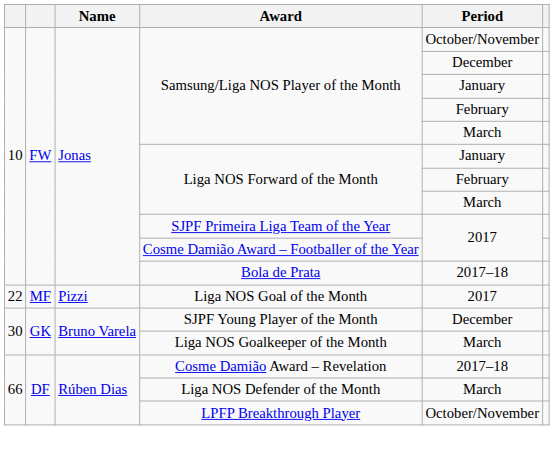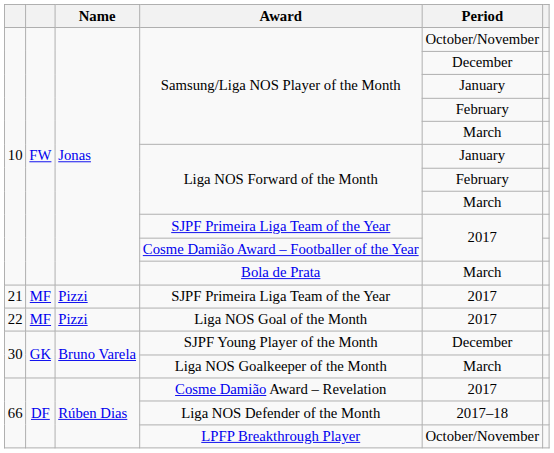(482, 272) 2017–18 -> (482, 272) March
+ row: (15, 296)
(482, 366) 2017–18 -> (482, 389) 2017
(482, 389) March -> (482, 413) 2017–18
